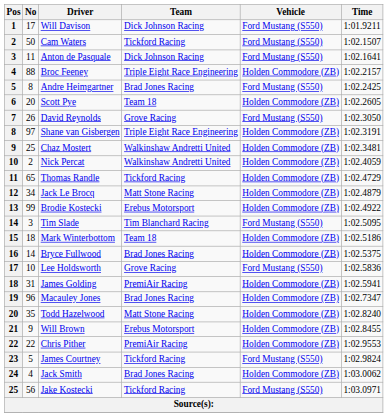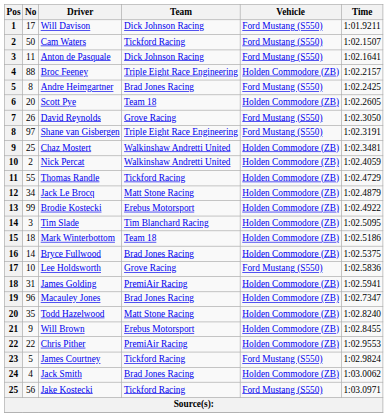(291, 132) Holden Commodore (ZB) -> (282, 132) Ford Mustang (S550)
(31, 178) 65 -> (31, 178) 55
(282, 223) Ford Mustang (S550) -> (291, 223) Holden Commodore (ZB)
